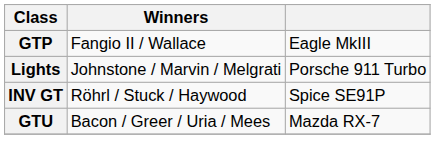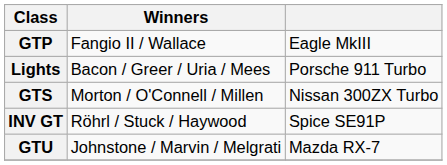(176, 70) Johnstone / Marvin / Melgrati -> (170, 70) Bacon / Greer / Uria / Mees
+ row: (36, 96)
(170, 122) Bacon / Greer / Uria / Mees -> (176, 148) Johnstone / Marvin / Melgrati
